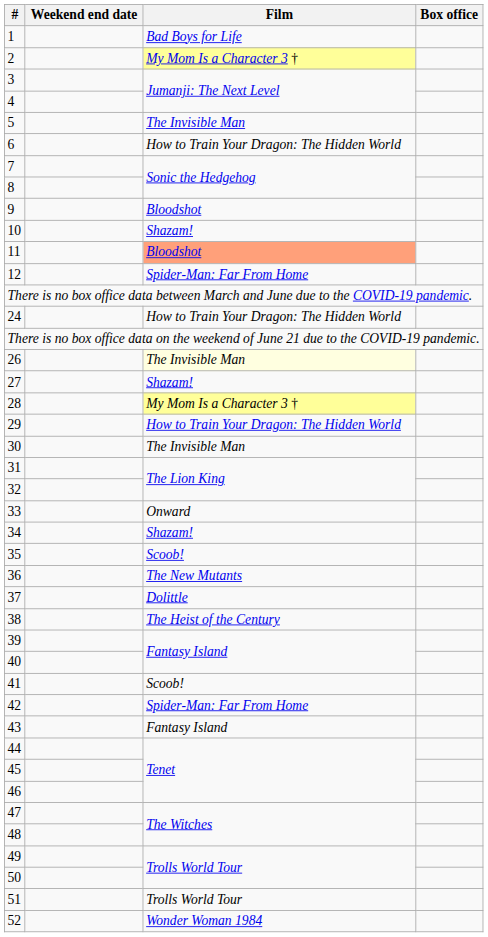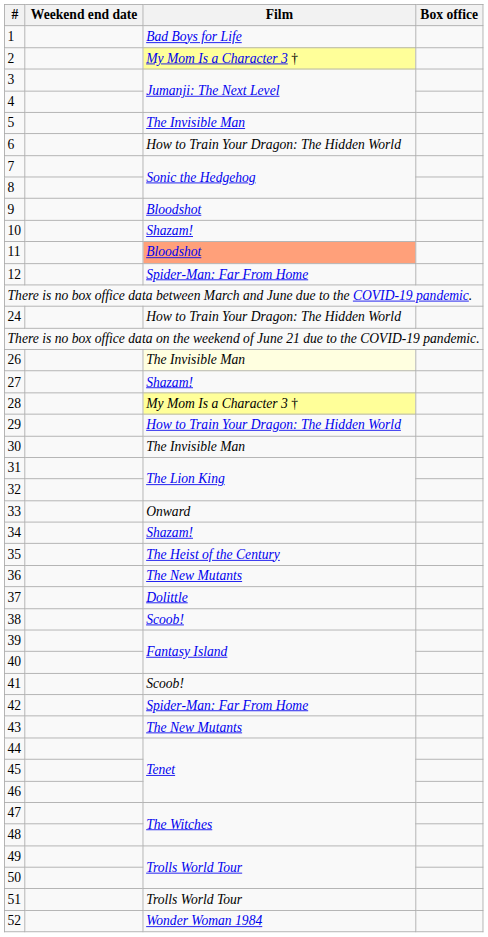(165, 554) Scoob! -> (213, 554) The Heist of the Century
(213, 619) The Heist of the Century -> (165, 619) Scoob!
(187, 727) Fantasy Island -> (194, 727) The New Mutants
